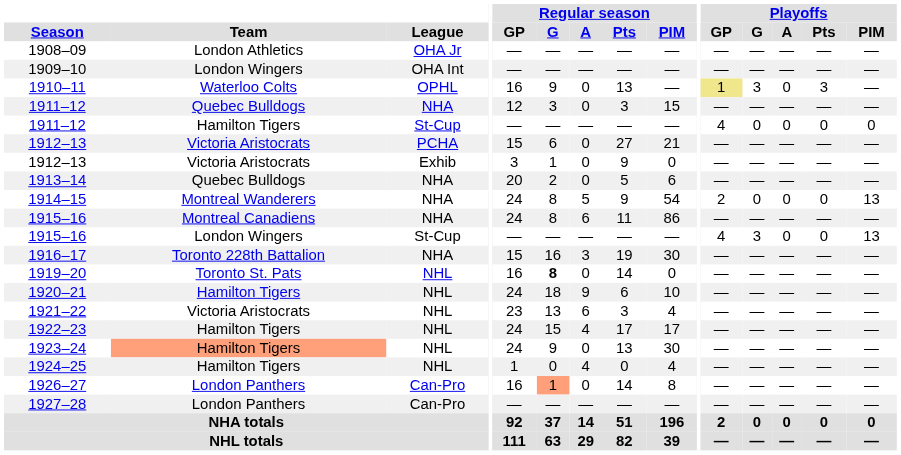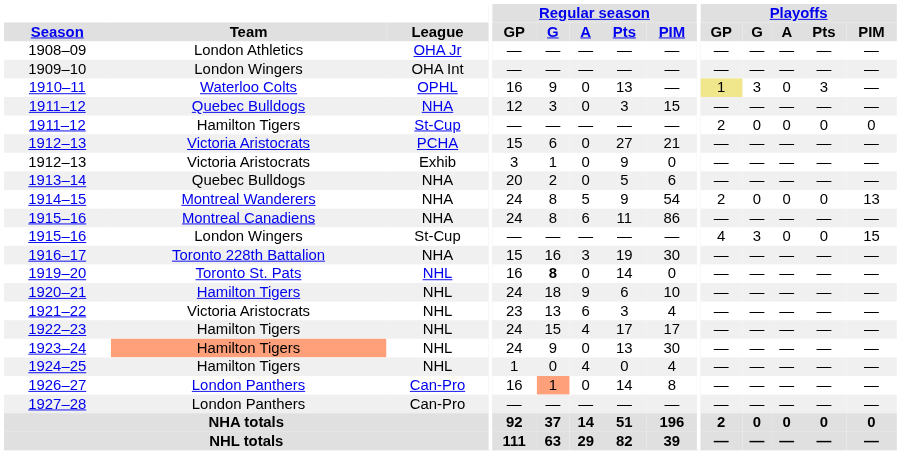(721, 124) 4 -> (721, 124) 2
(872, 236) 13 -> (872, 236) 15
